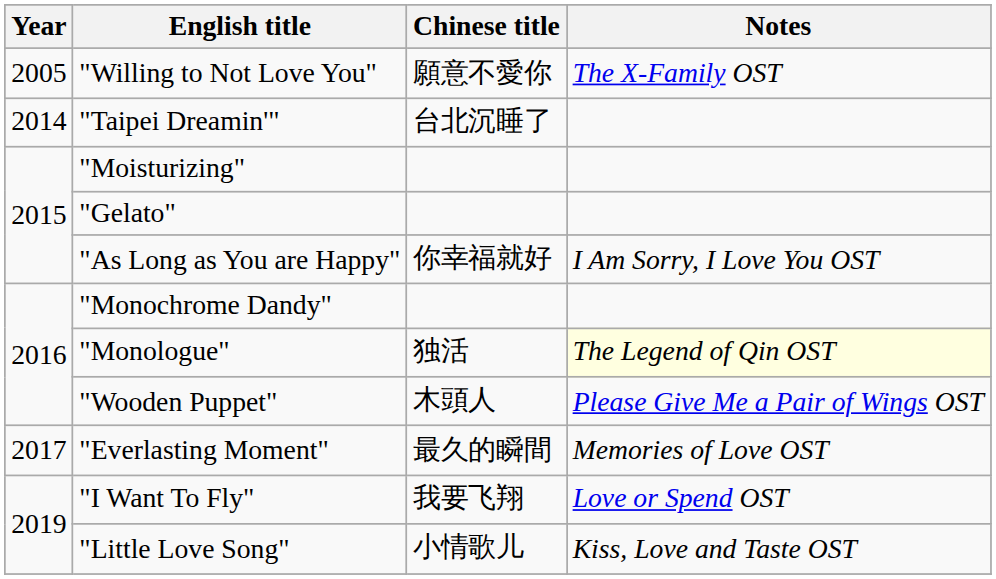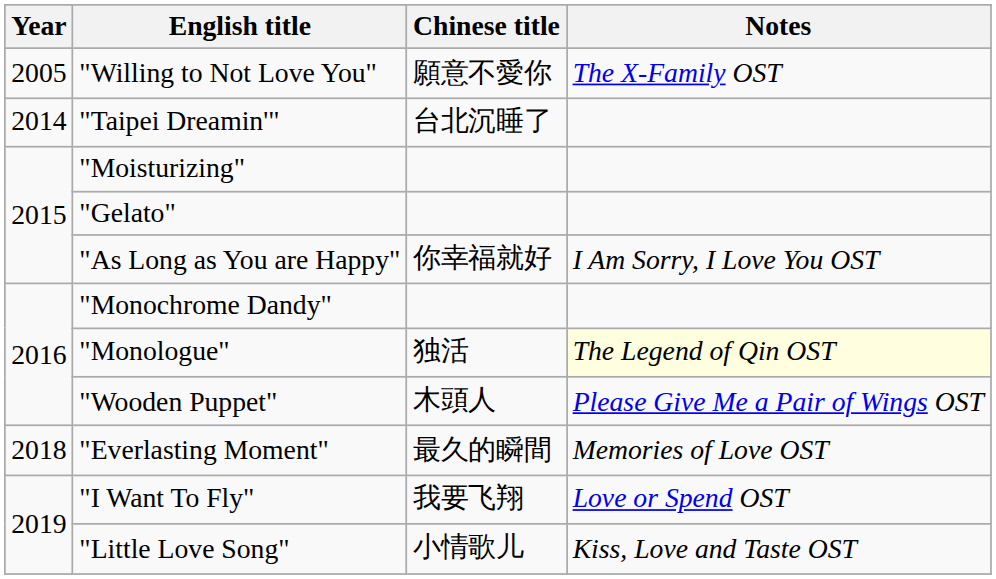(39, 450) 2017 -> (39, 450) 2018
